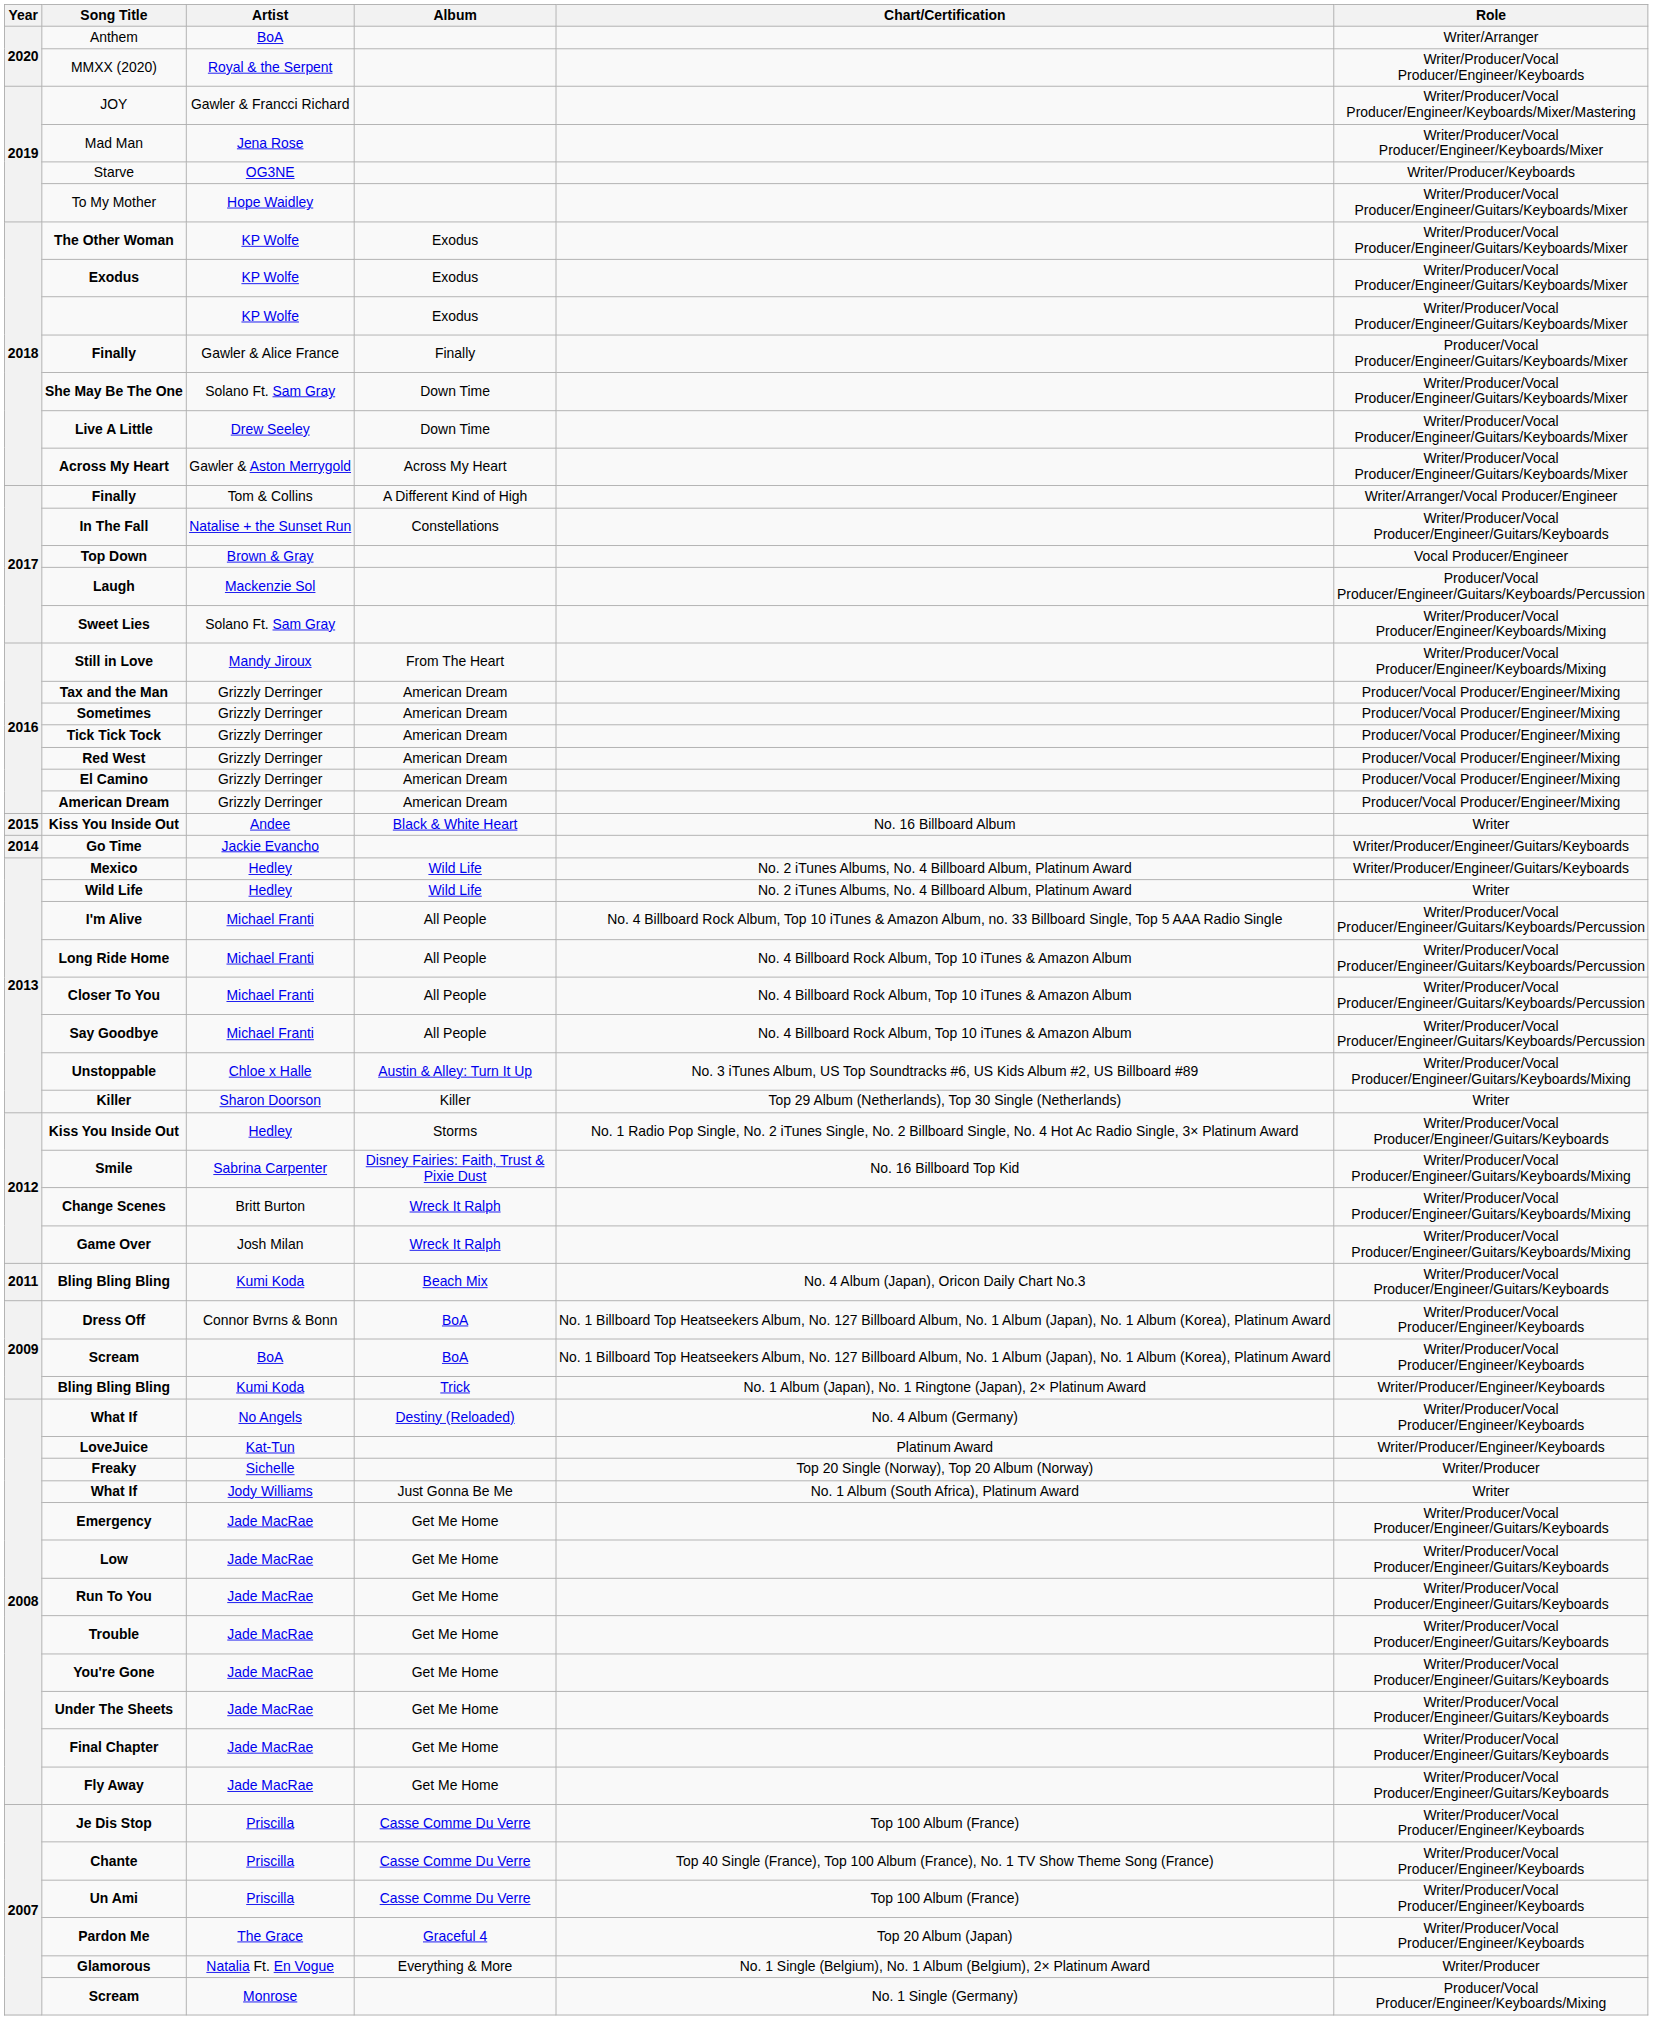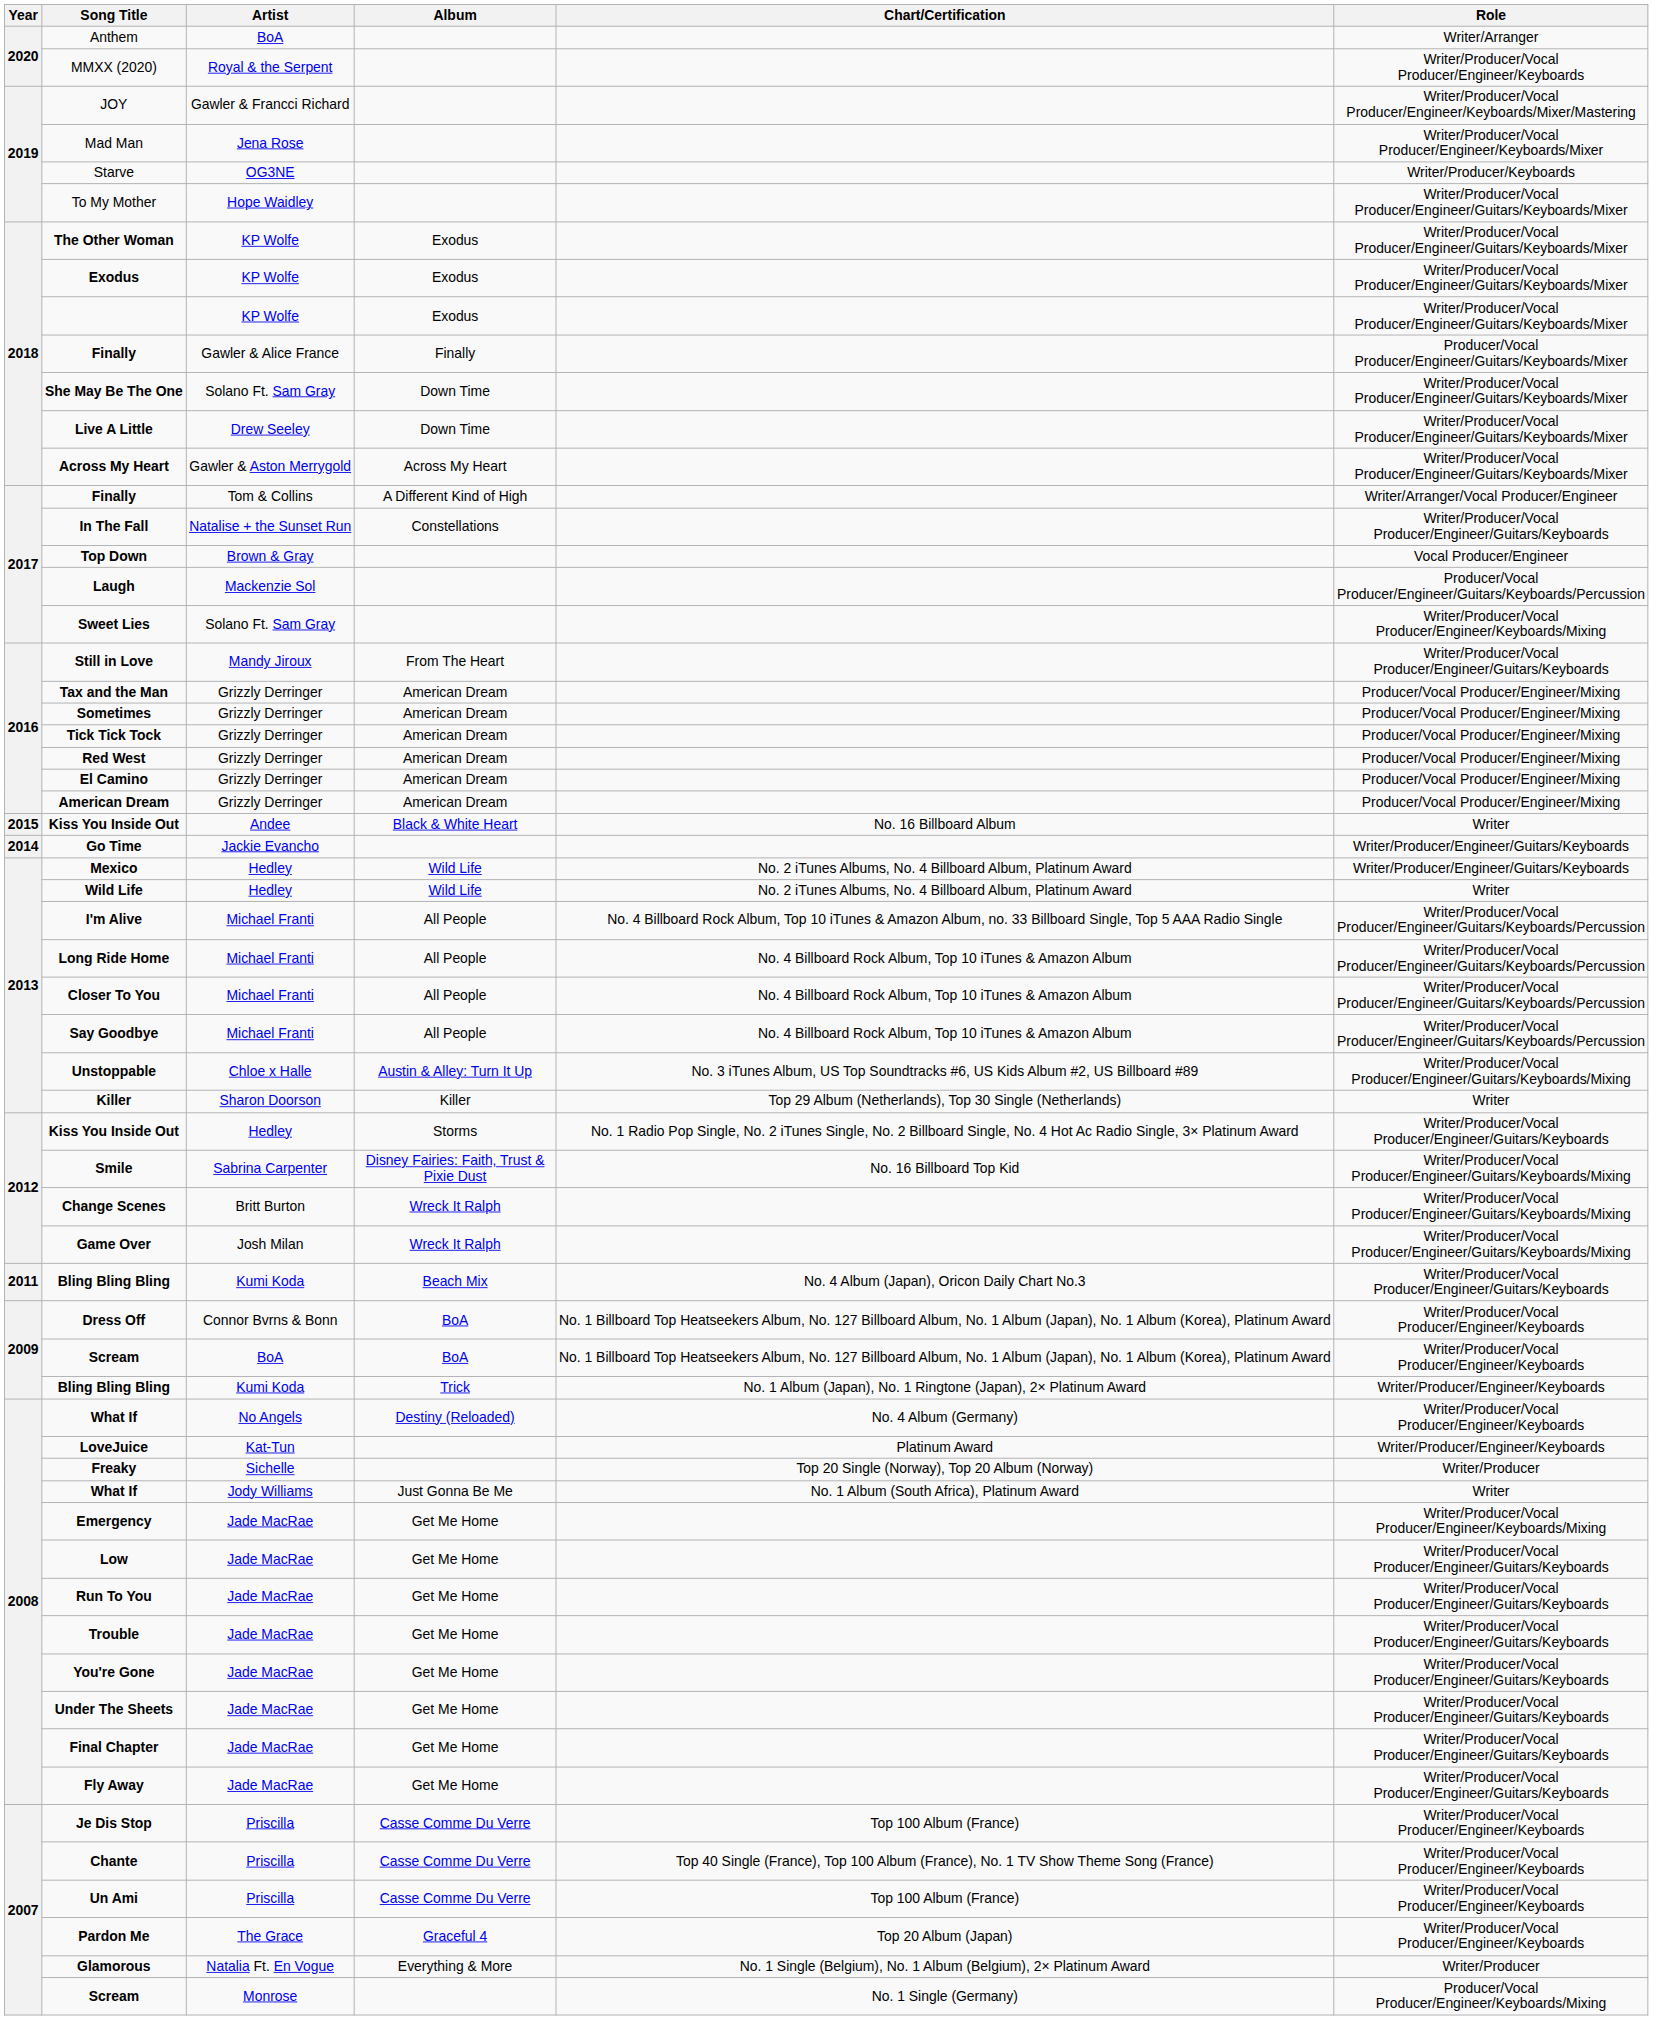(1491, 662) Writer/Producer/Vocal Producer/Engineer/Keyboards/Mixing -> (1491, 662) Writer/Producer/Vocal Producer/Engineer/Guitars/Keyboards
(1491, 1521) Writer/Producer/Vocal Producer/Engineer/Guitars/Keyboards -> (1491, 1521) Writer/Producer/Vocal Producer/Engineer/Keyboards/Mixing
